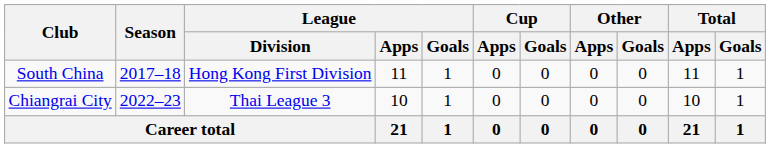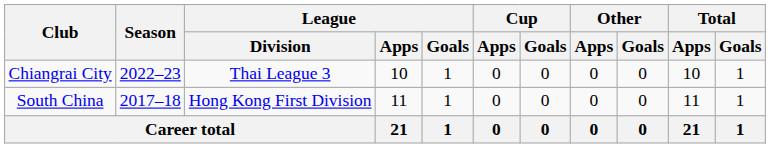rows swapped: (60, 73) <-> (60, 101)
